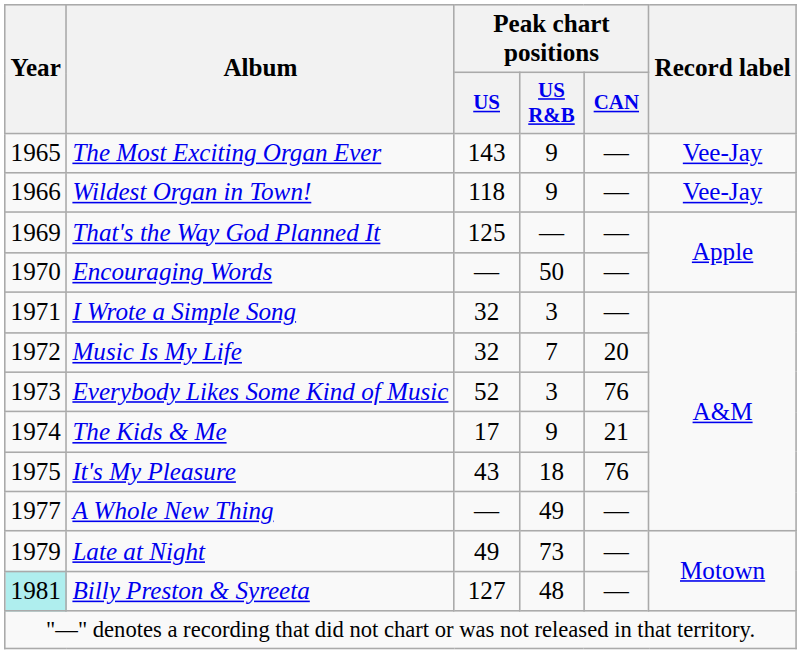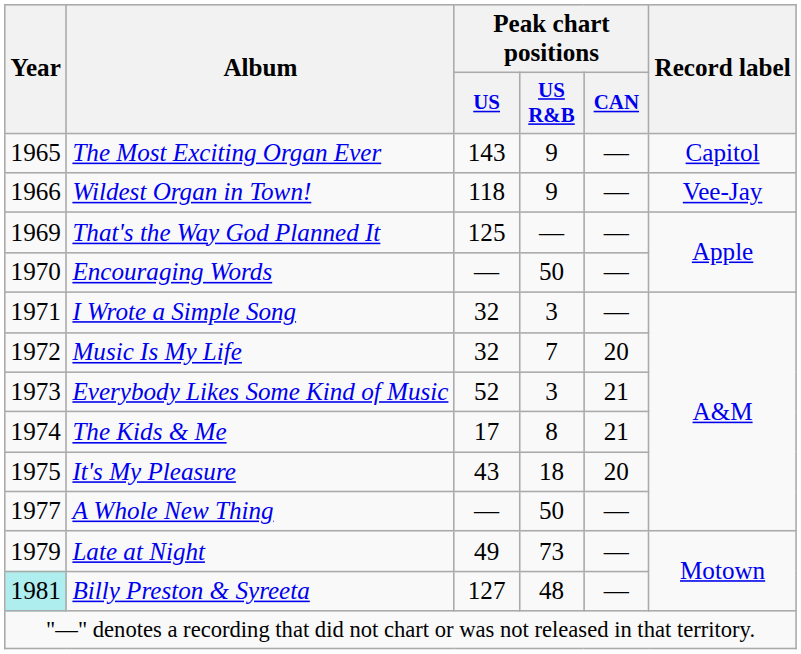(723, 152) Vee-Jay -> (723, 152) Capitol
(616, 391) 76 -> (616, 391) 21
(551, 431) 9 -> (551, 431) 8
(616, 471) 76 -> (616, 471) 20
(551, 511) 49 -> (551, 511) 50
